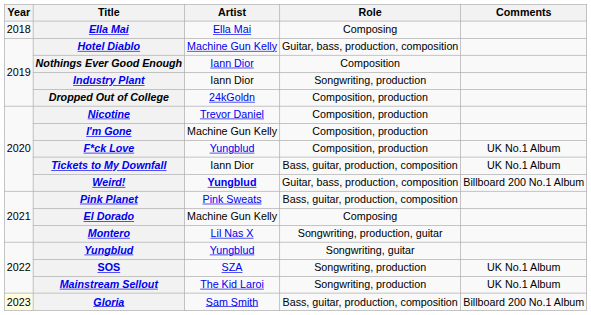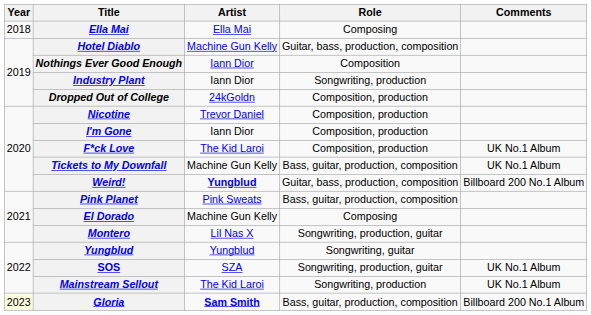(232, 132) Machine Gun Kelly -> (232, 132) Iann Dior
(232, 149) Yungblud -> (232, 149) The Kid Laroi
(232, 166) Iann Dior -> (232, 166) Machine Gun Kelly
(370, 268) Songwriting, production -> (370, 268) Songwriting, production, guitar
(232, 302) normal -> (232, 302) bold
